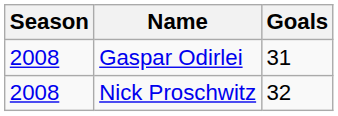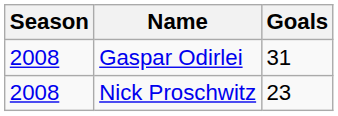(279, 92) 32 -> (279, 92) 23
